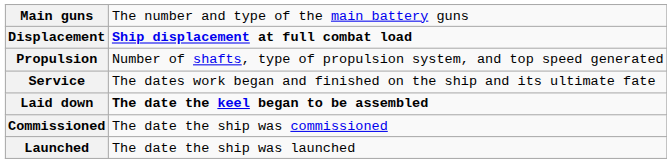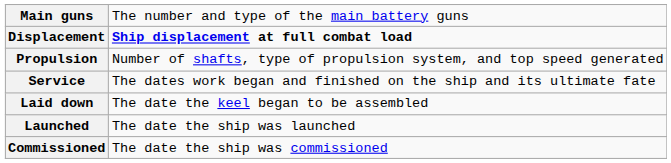(270, 104) bold -> (270, 104) normal
rows swapped: (57, 148) <-> (57, 126)
